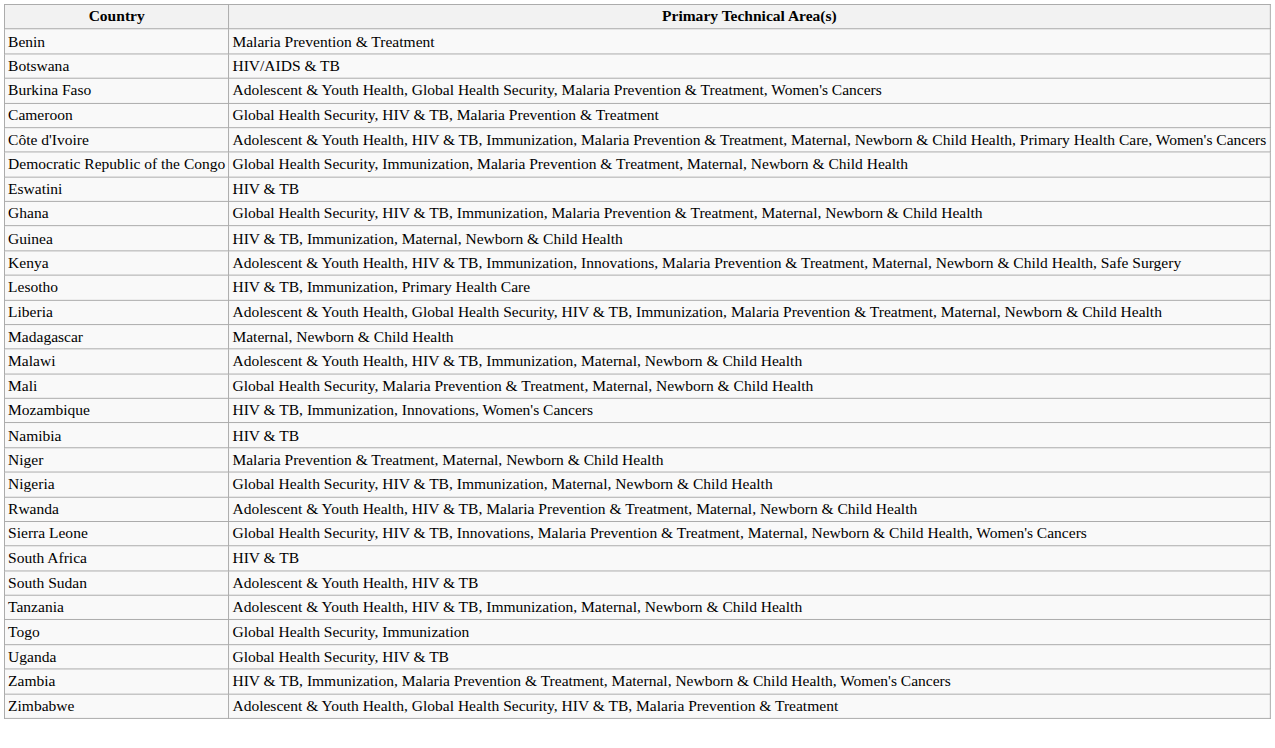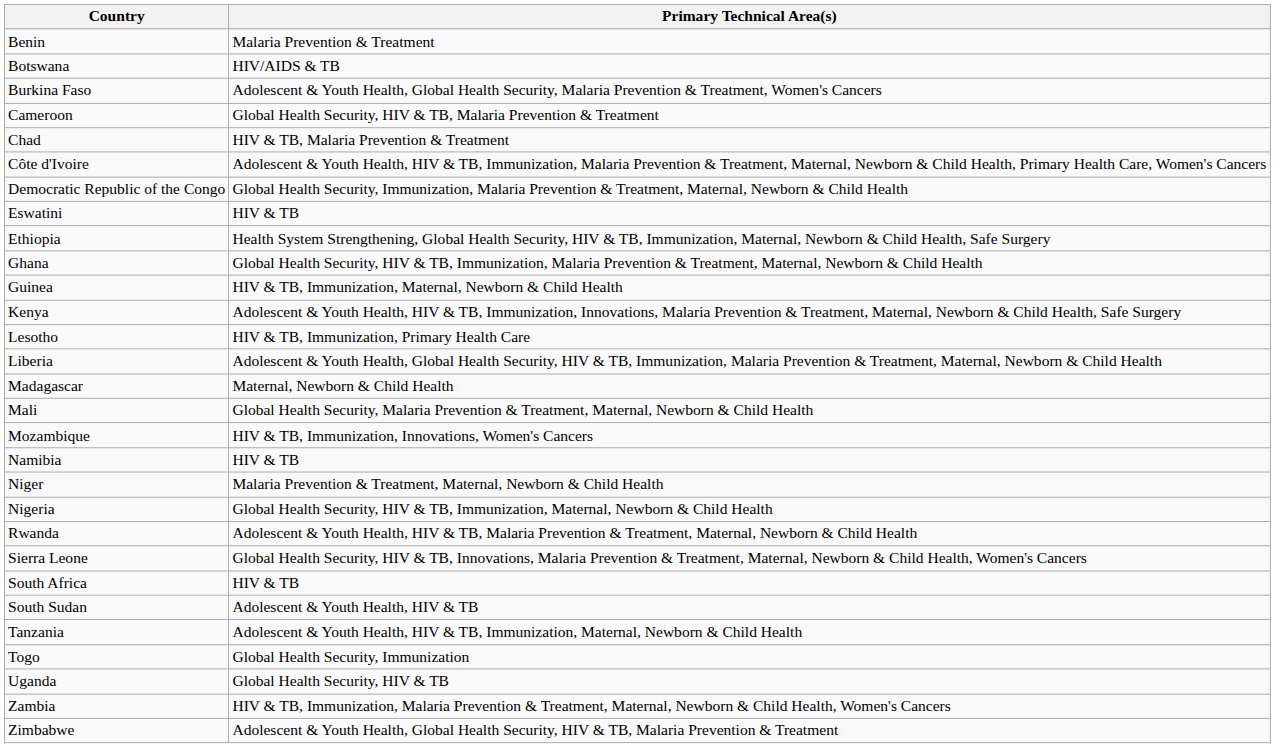+ row: (24, 139)
+ row: (34, 238)
- row: (32, 361)
